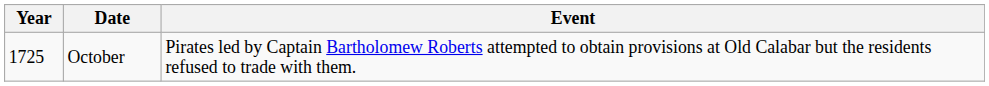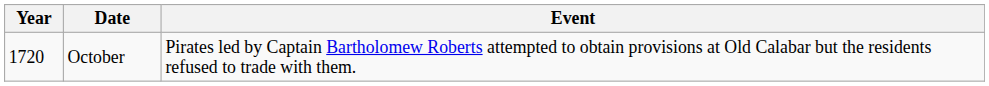(26, 56) 1725 -> (26, 56) 1720
